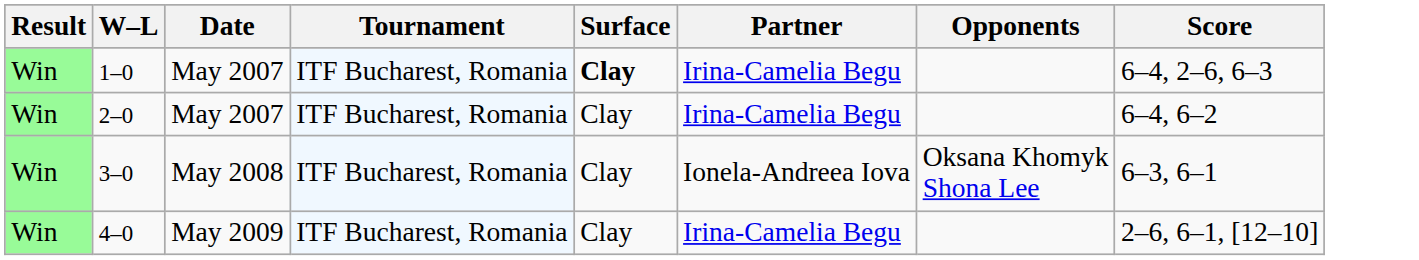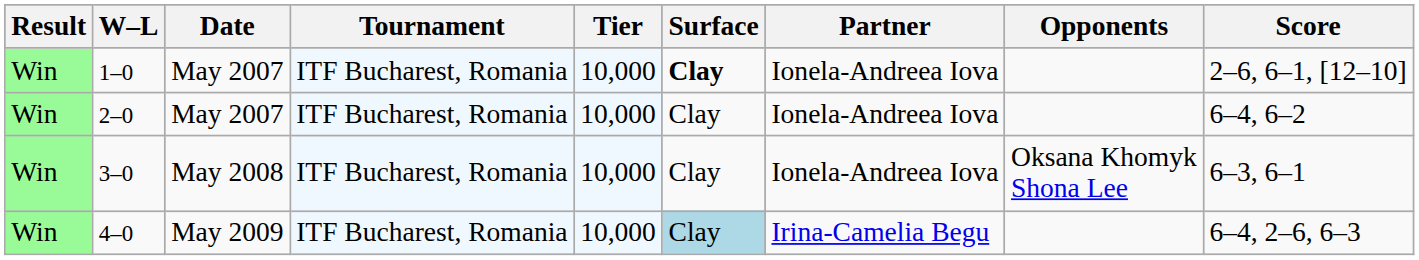+ column: (618, 26)
(792, 69) Irina-Camelia Begu -> (885, 69) Ionela-Andreea Iova
(1197, 69) 6–4, 2–6, 6–3 -> (1308, 69) 2–6, 6–1, [12–10]
(792, 113) Irina-Camelia Begu -> (885, 113) Ionela-Andreea Iova
(606, 231) no background -> (695, 231) lightblue background
(1220, 231) 2–6, 6–1, [12–10] -> (1285, 231) 6–4, 2–6, 6–3
